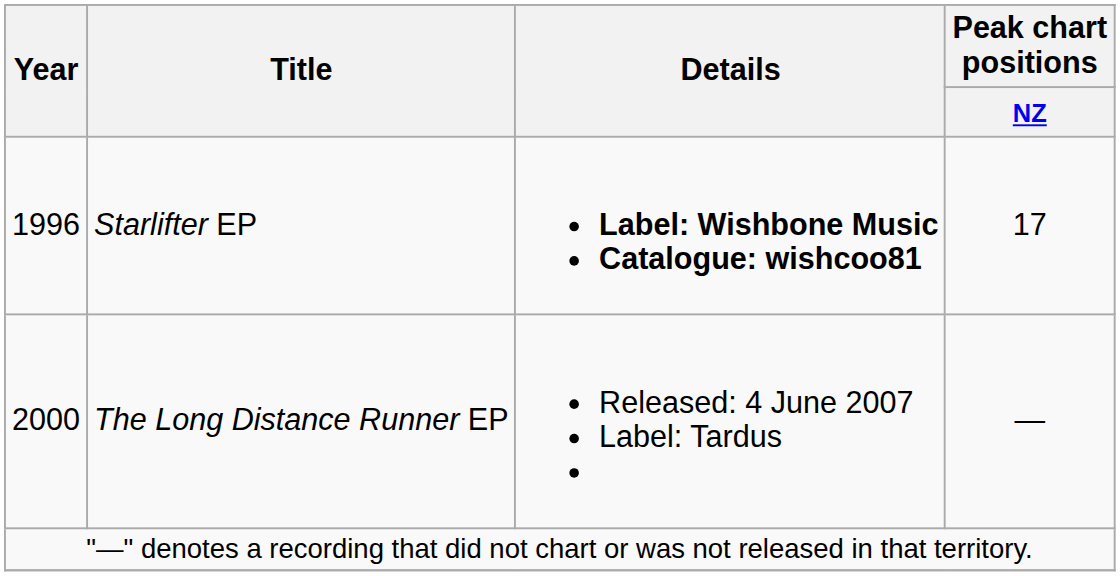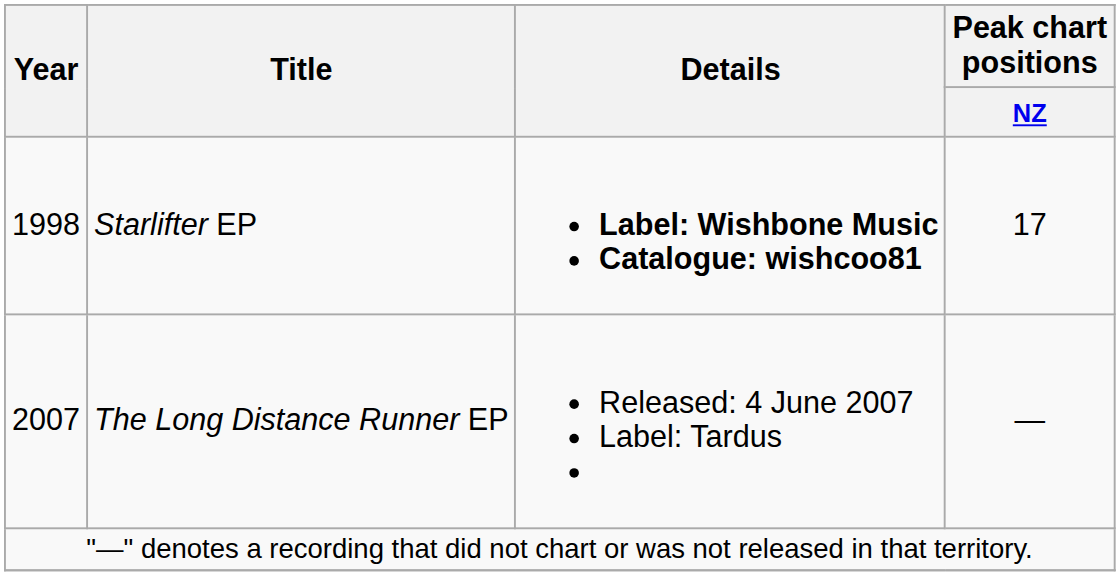(46, 224) 1996 -> (46, 224) 1998
(46, 420) 2000 -> (46, 420) 2007
